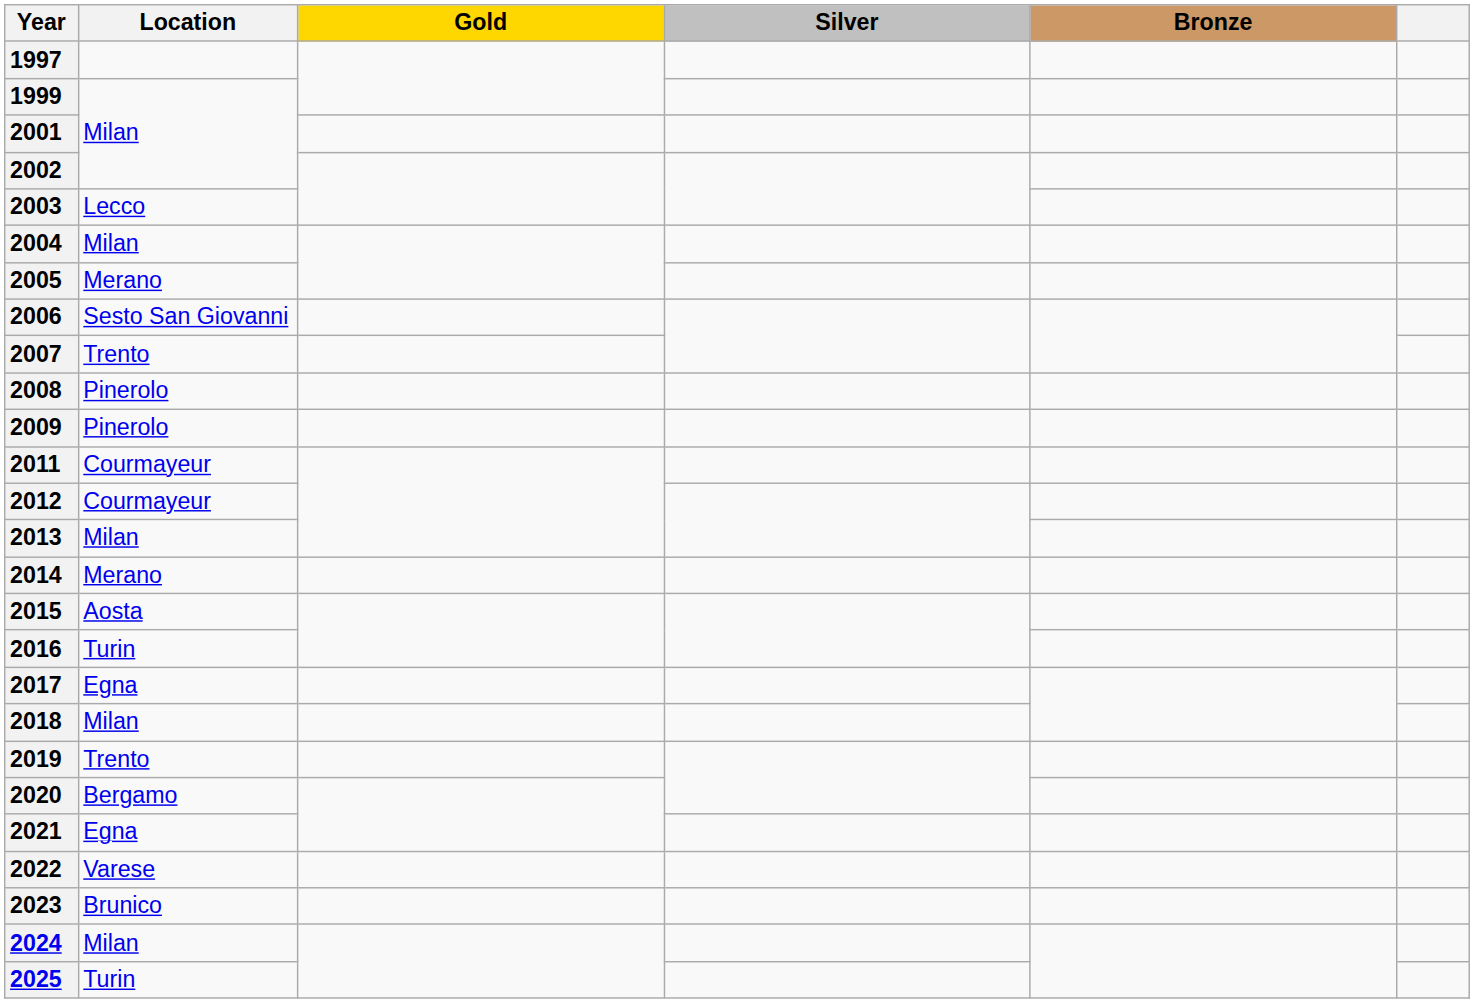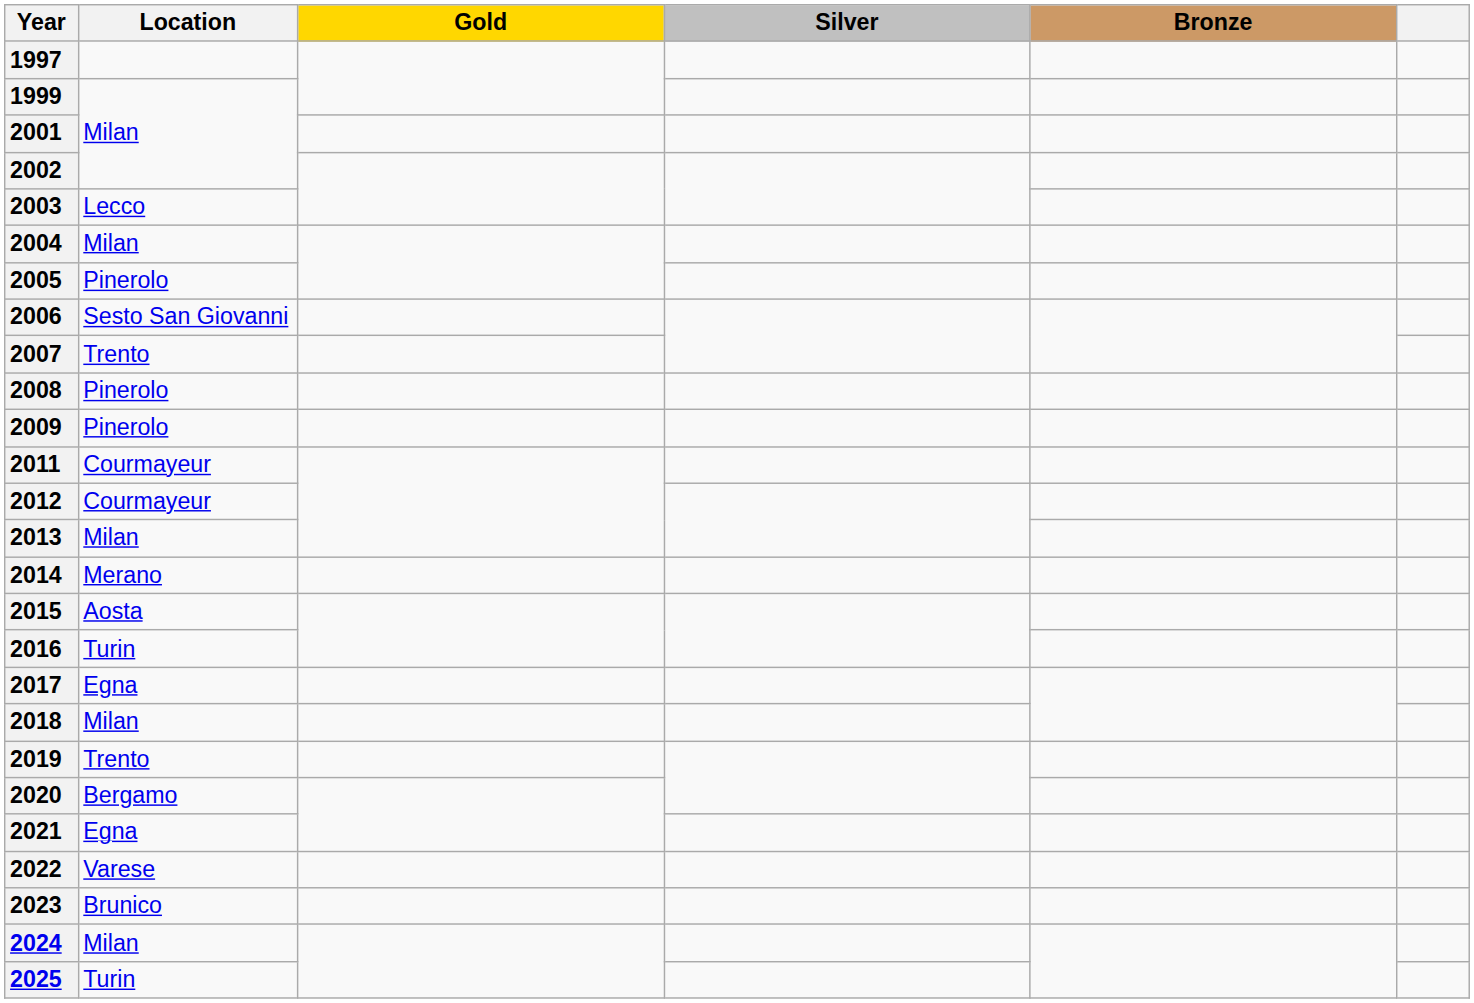(123, 280) Merano -> (126, 280) Pinerolo
